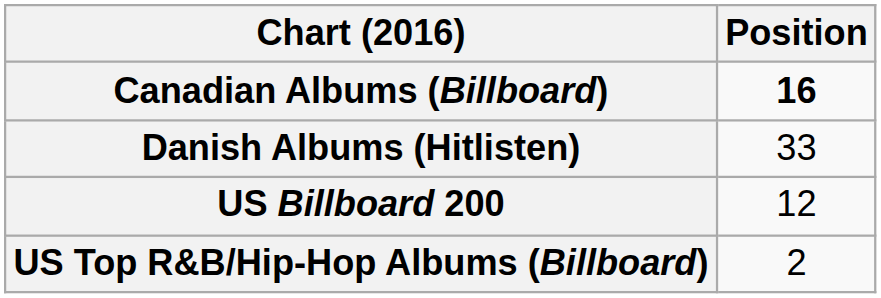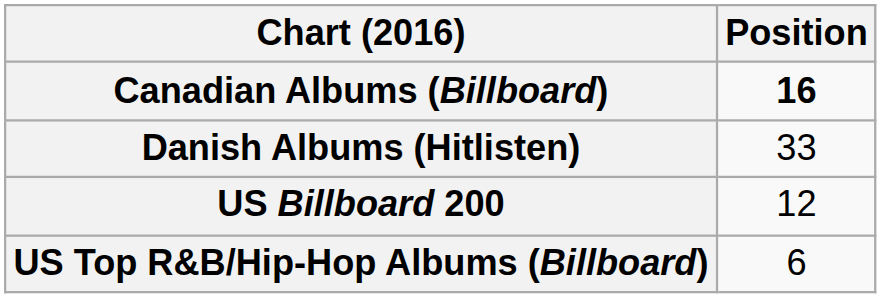(796, 262) 2 -> (796, 262) 6
